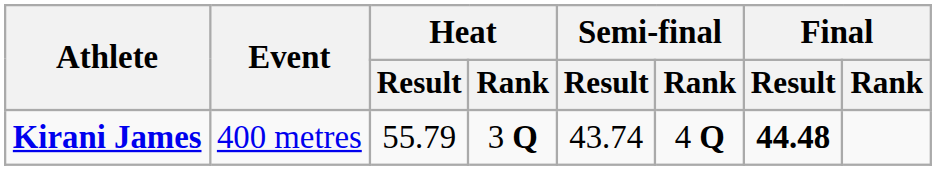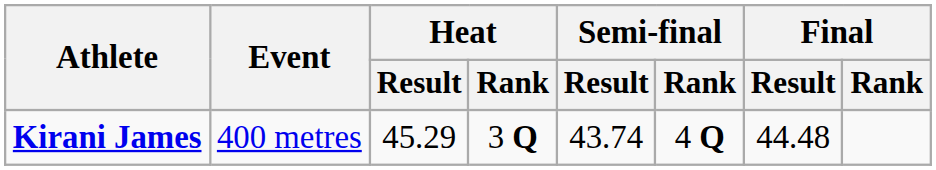(419, 137) 55.79 -> (419, 137) 45.29
(793, 137) bold -> (793, 137) normal
